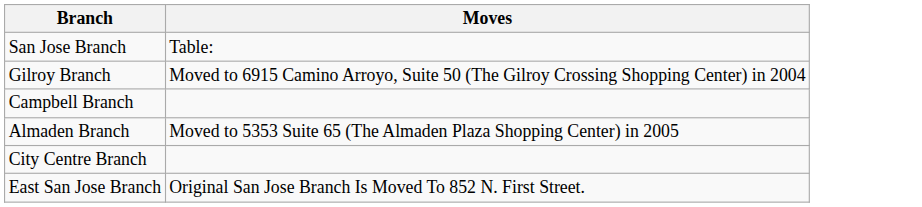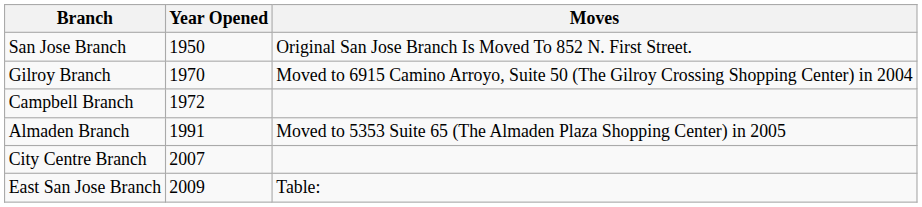+ column: (219, 18)
(191, 46) Table: -> (484, 46) Original San Jose Branch Is Moved To 852 N. First Street.
(377, 187) Original San Jose Branch Is Moved To 852 N. First Street. -> (298, 187) Table:
